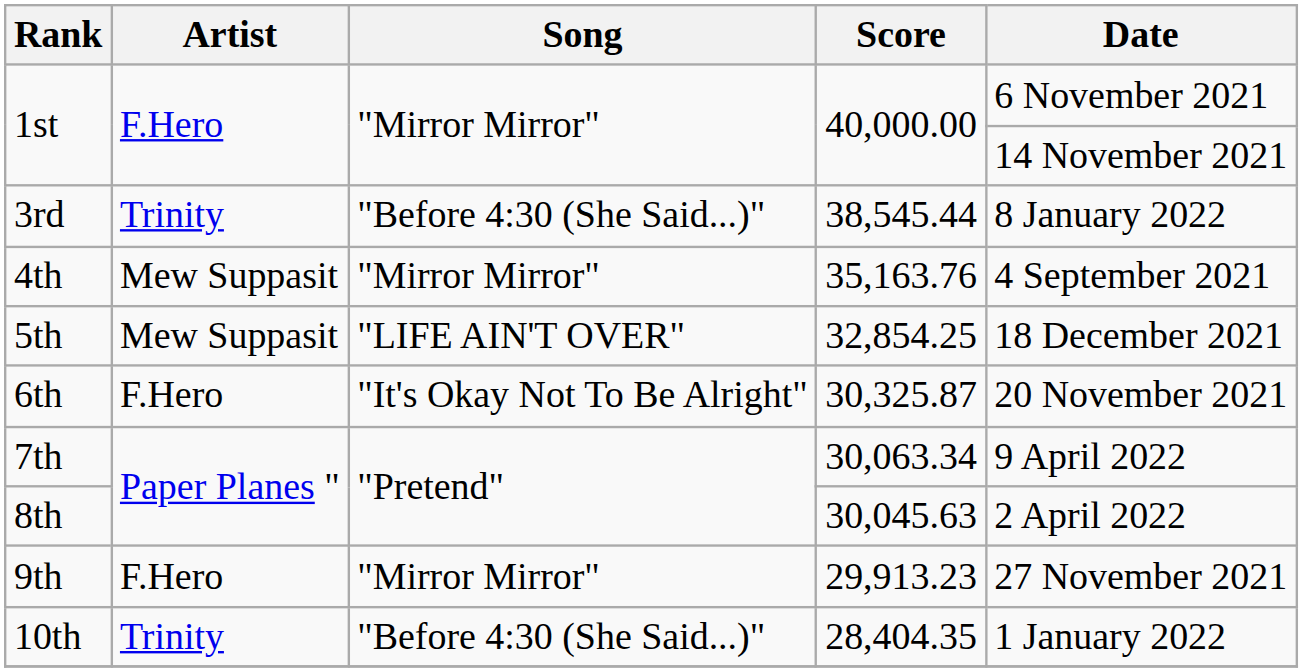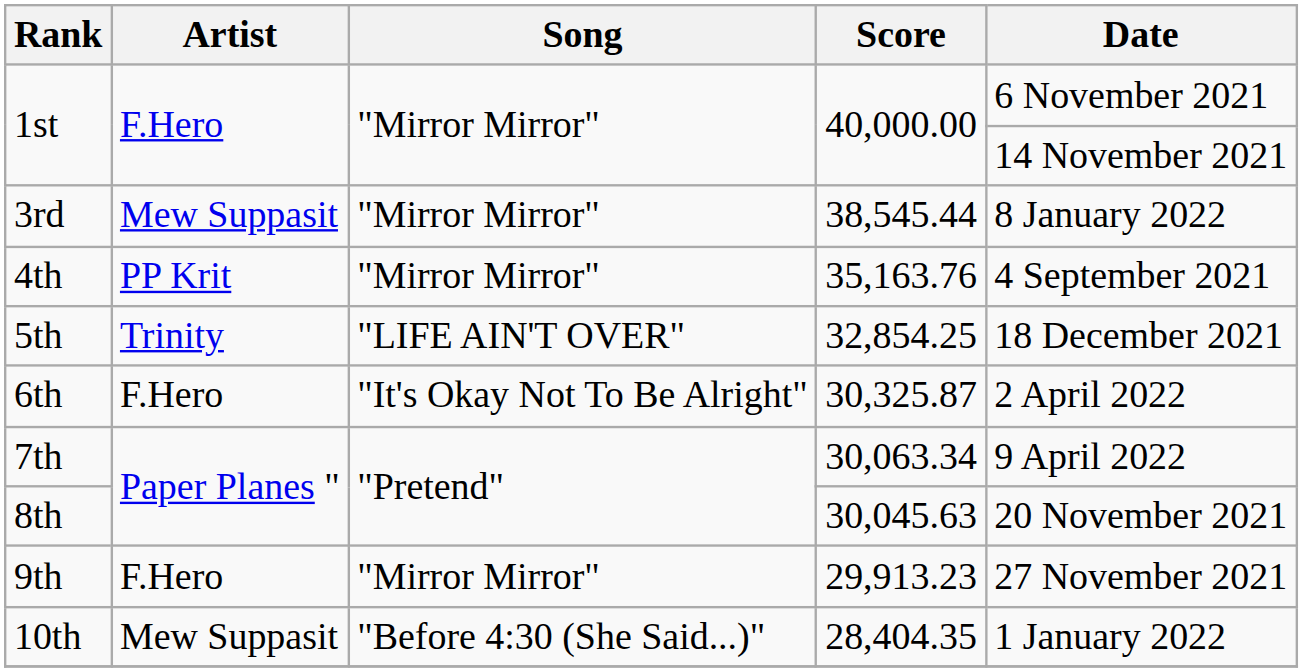(172, 214) Trinity -> (229, 214) Mew Suppasit
(561, 214) "Before 4:30 (She Said...)" -> (479, 214) "Mirror Mirror"
(229, 275) Mew Suppasit -> (176, 275) PP Krit
(229, 335) Mew Suppasit -> (172, 335) Trinity
(1141, 395) 20 November 2021 -> (1090, 395) 2 April 2022
(1090, 515) 2 April 2022 -> (1141, 515) 20 November 2021
(172, 635) Trinity -> (229, 635) Mew Suppasit
